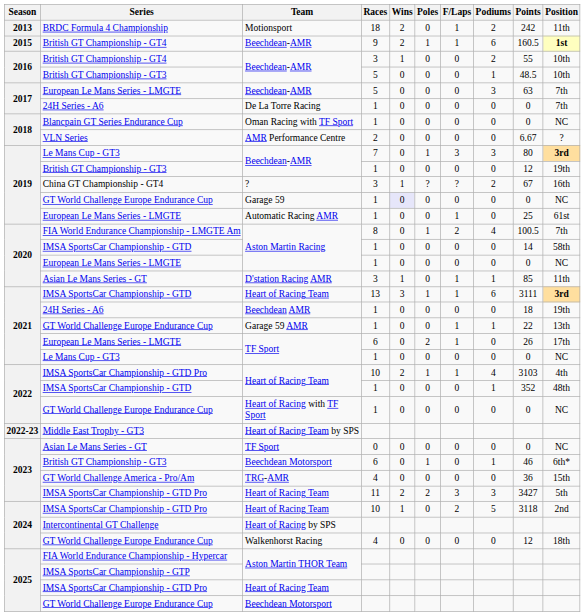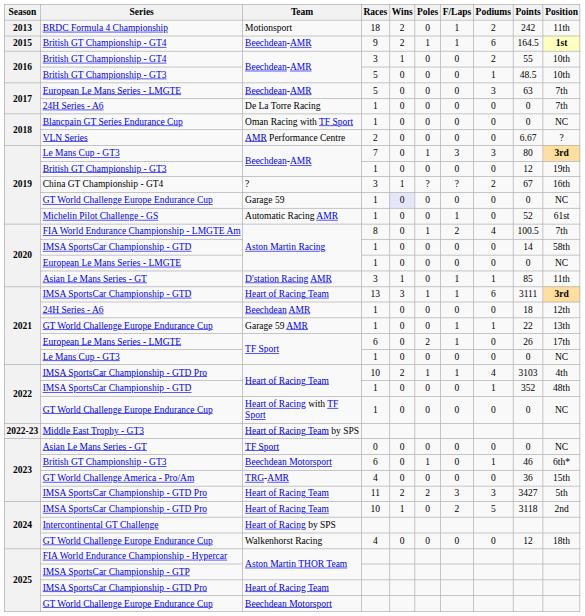(528, 44) 160.5 -> (528, 44) 164.5
(112, 216) European Le Mans Series - LMGTE -> (100, 216) Michelin Pilot Challenge - GS
(528, 216) 25 -> (528, 216) 52
(562, 310) 19th -> (562, 310) 12th
